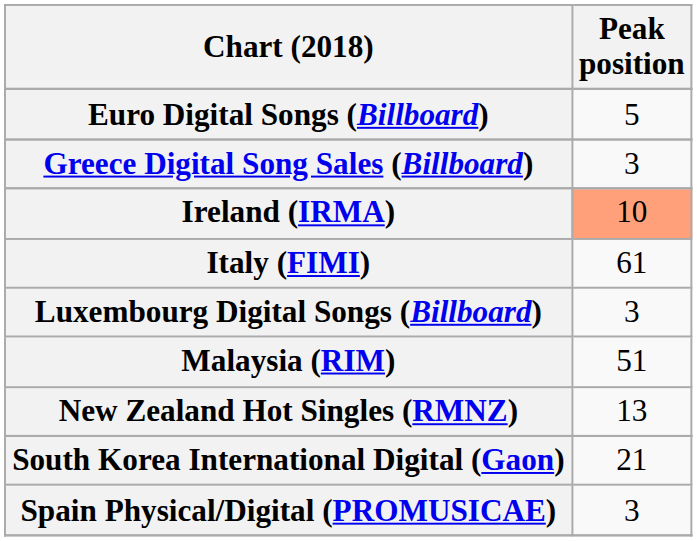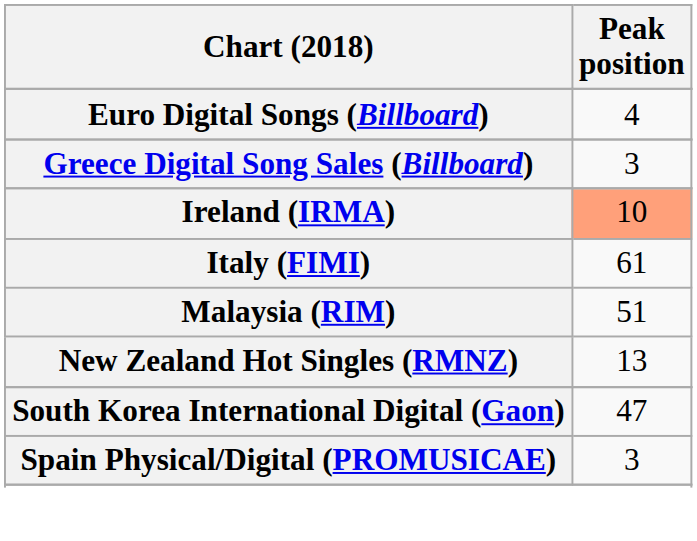(632, 113) 5 -> (632, 113) 4
- row: (288, 311)
(632, 460) 21 -> (632, 410) 47
